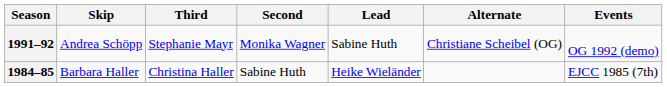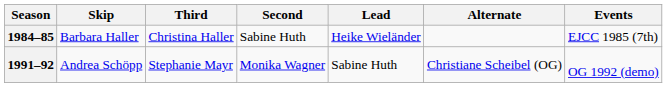rows swapped: (31, 72) <-> (31, 43)
